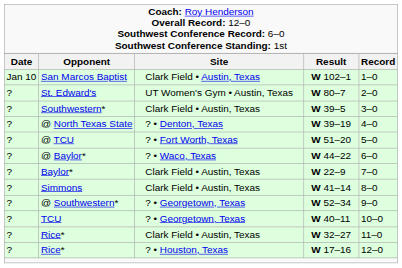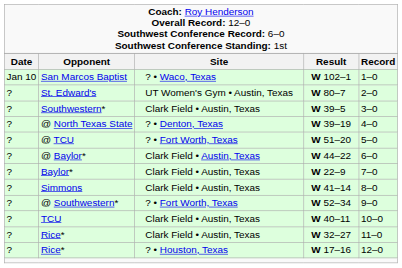(203, 77) Clark Field • Austin, Texas -> (181, 77) ? • Waco, Texas
(181, 155) ? • Waco, Texas -> (203, 155) Clark Field • Austin, Texas
(195, 203) ? • Georgetown, Texas -> (192, 203) ? • Fort Worth, Texas
(195, 218) ? • Georgetown, Texas -> (203, 218) Clark Field • Austin, Texas
